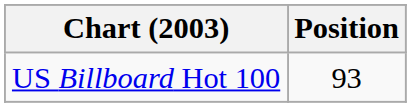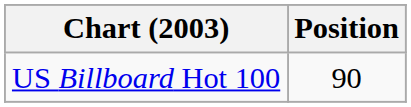(347, 76) 93 -> (347, 76) 90
